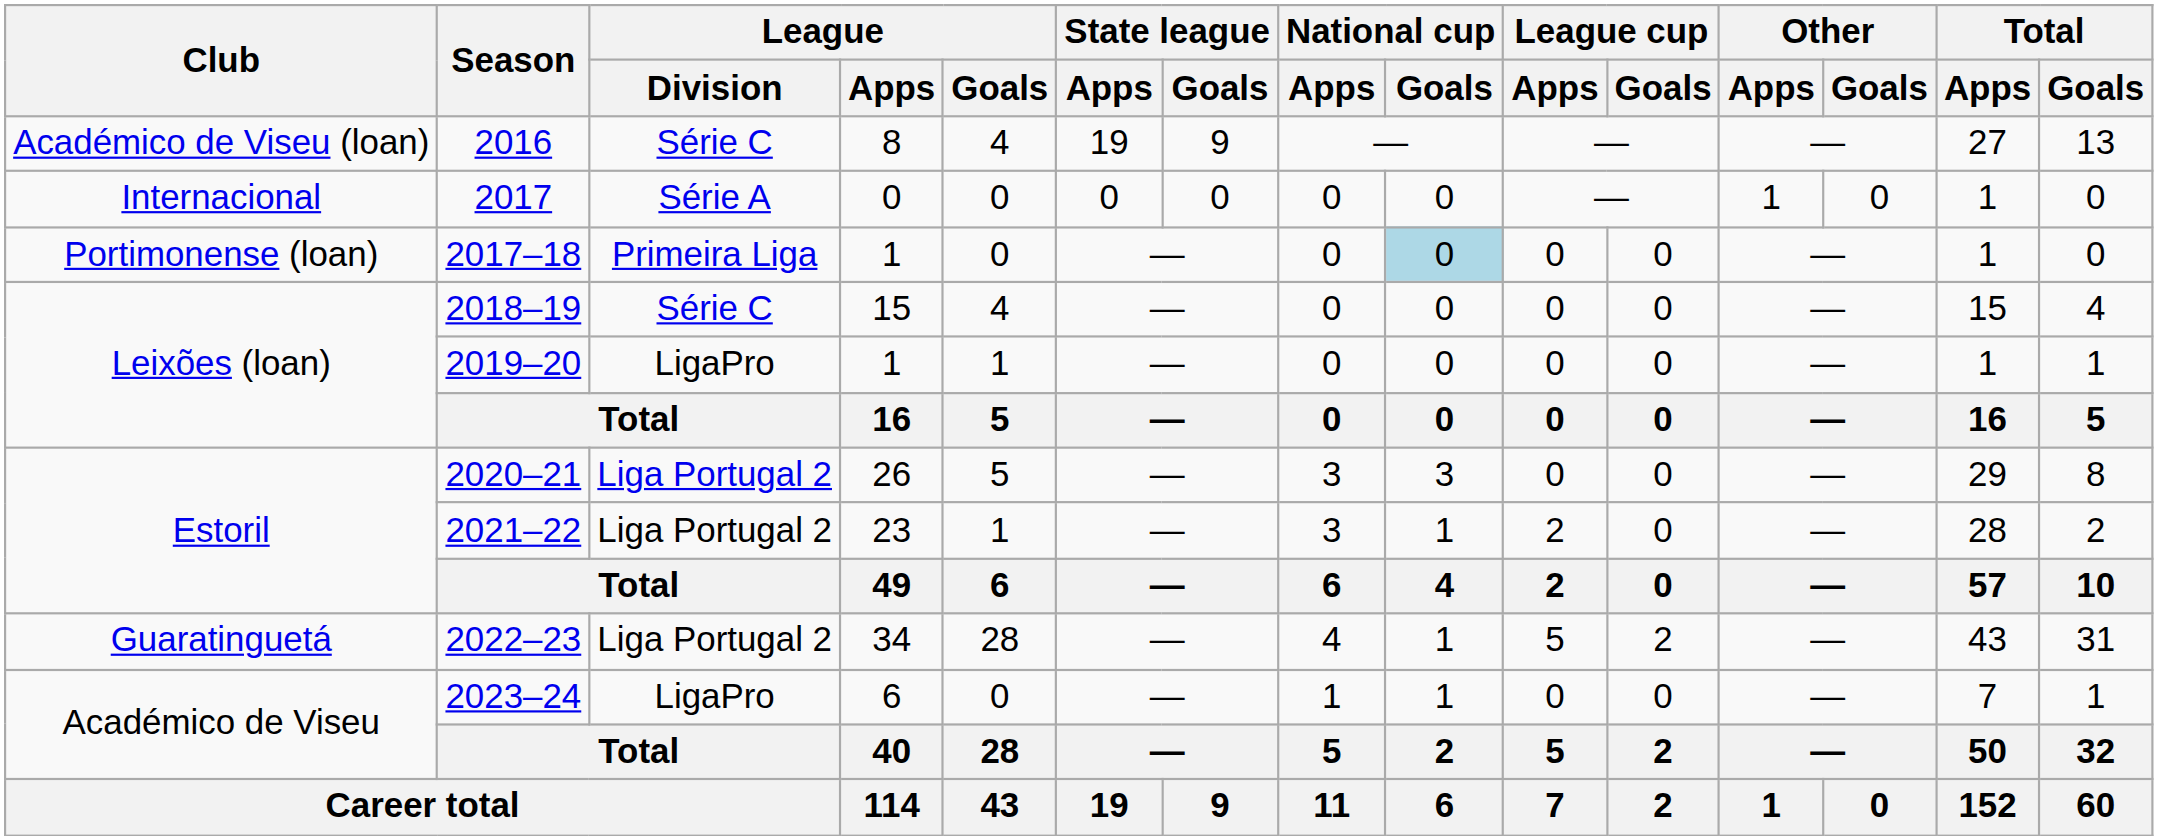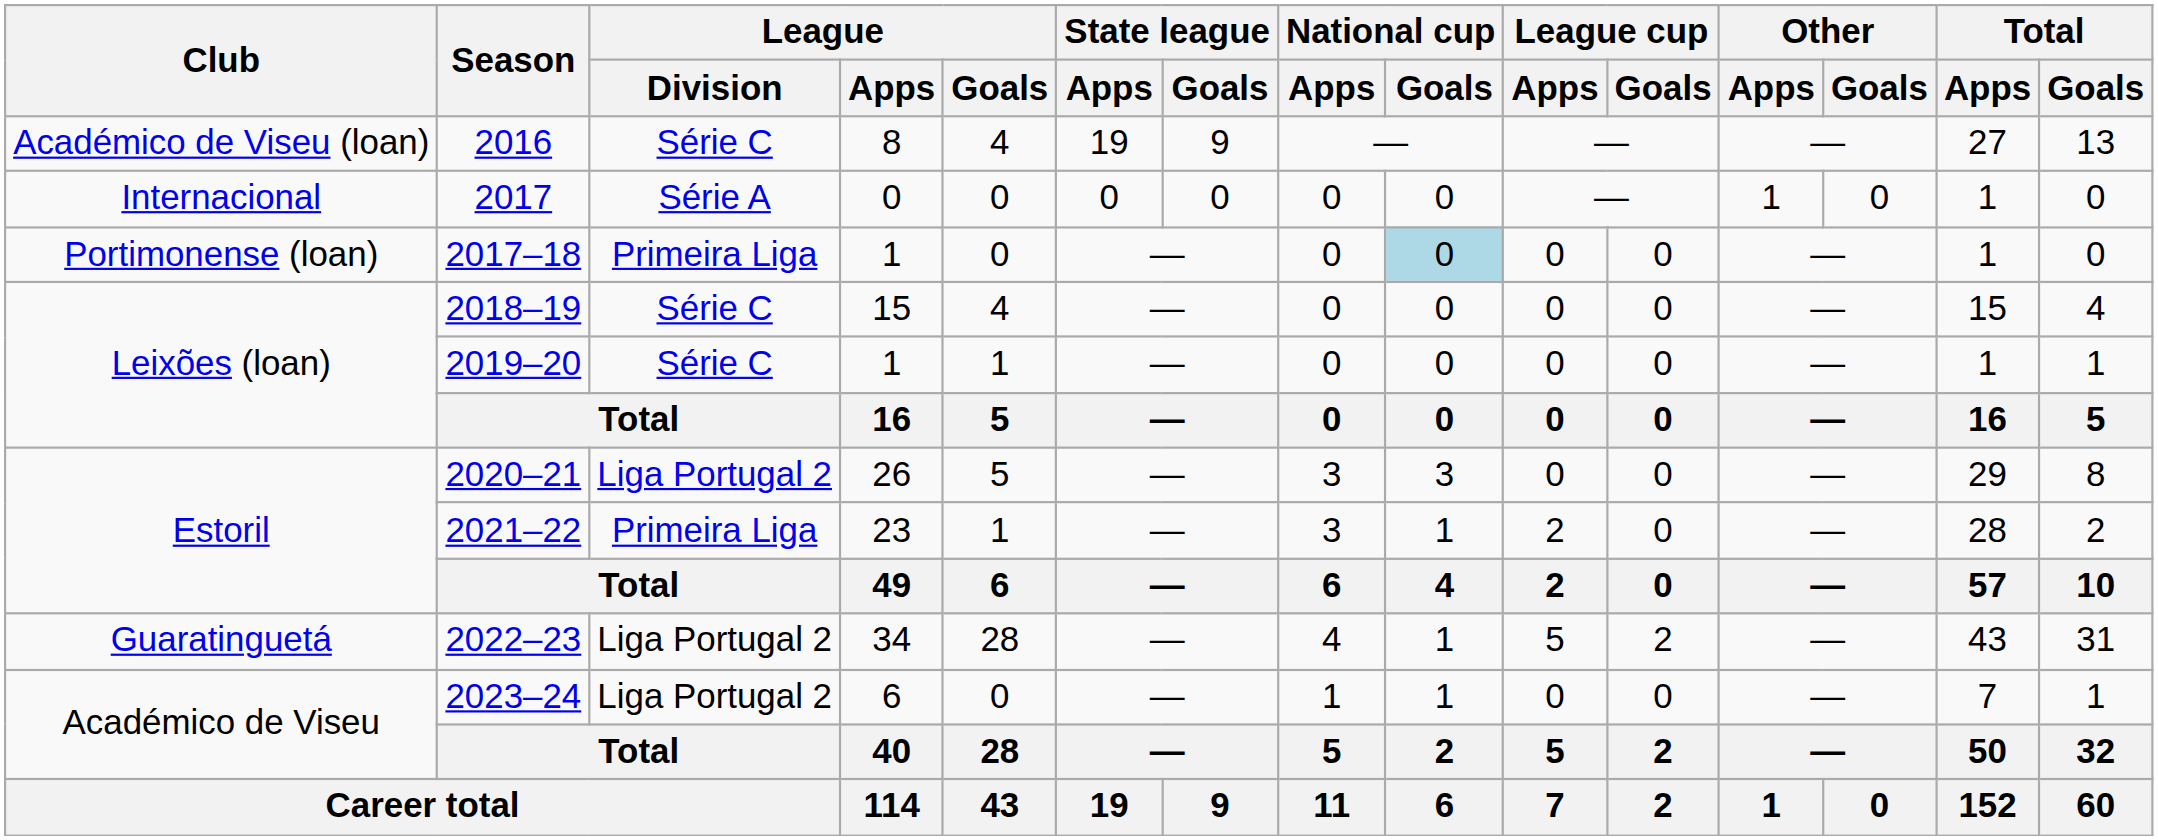(715, 364) LigaPro -> (715, 364) Série C
(715, 530) Liga Portugal 2 -> (715, 530) Primeira Liga
(715, 695) LigaPro -> (715, 695) Liga Portugal 2
